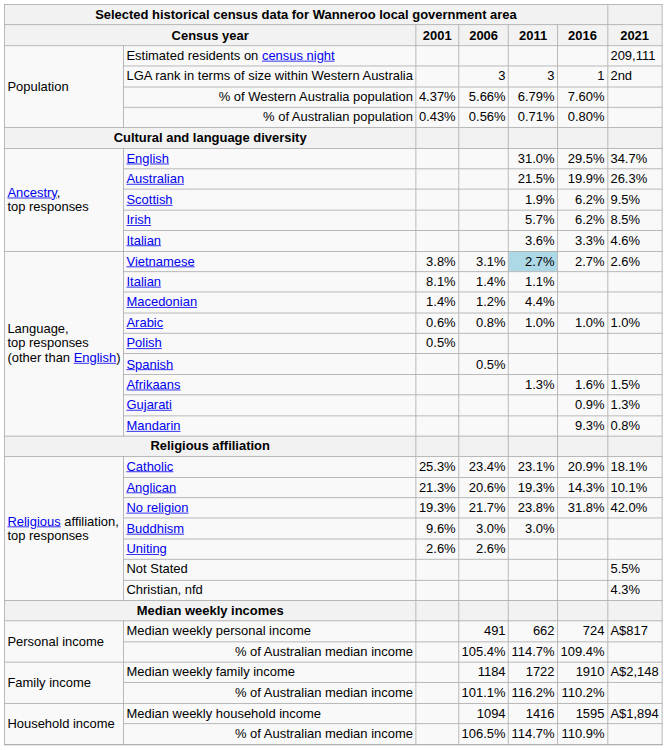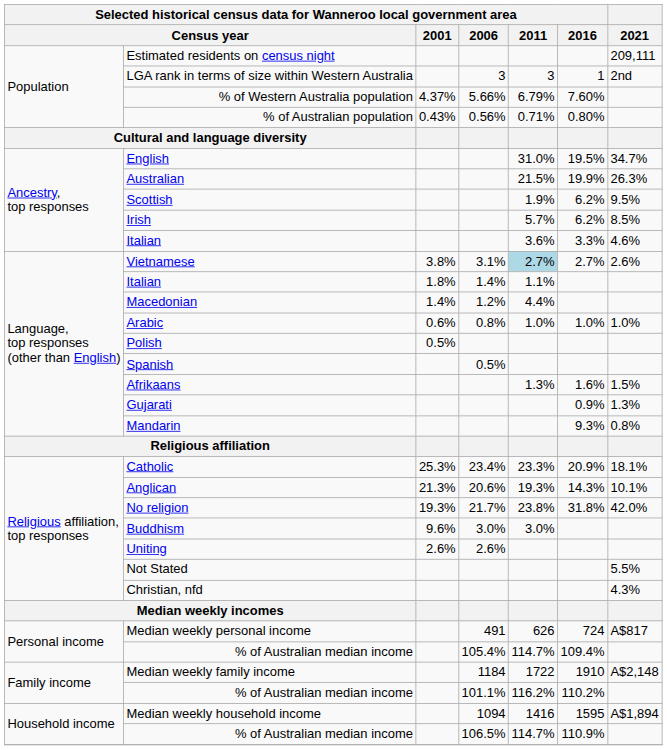(584, 158) 29.5% -> (584, 158) 19.5%
(441, 281) 8.1% -> (441, 281) 1.8%
(534, 466) 23.1% -> (534, 466) 23.3%
(544, 631) 662 -> (544, 631) 626
